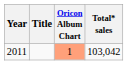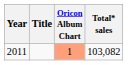(104, 51) 103,042 -> (104, 51) 103,082
